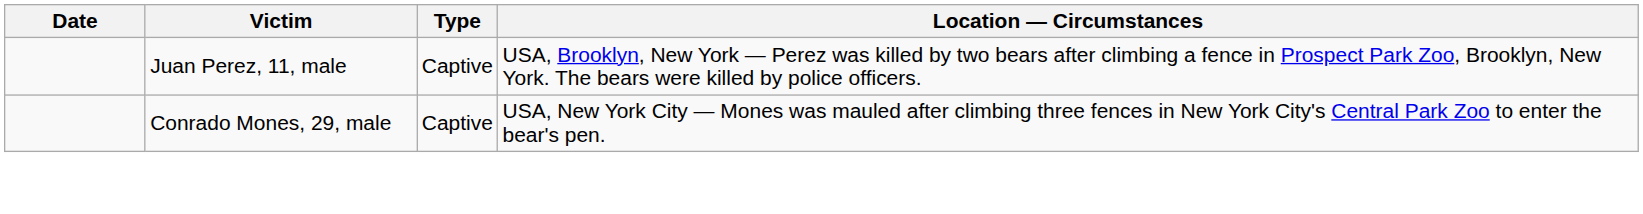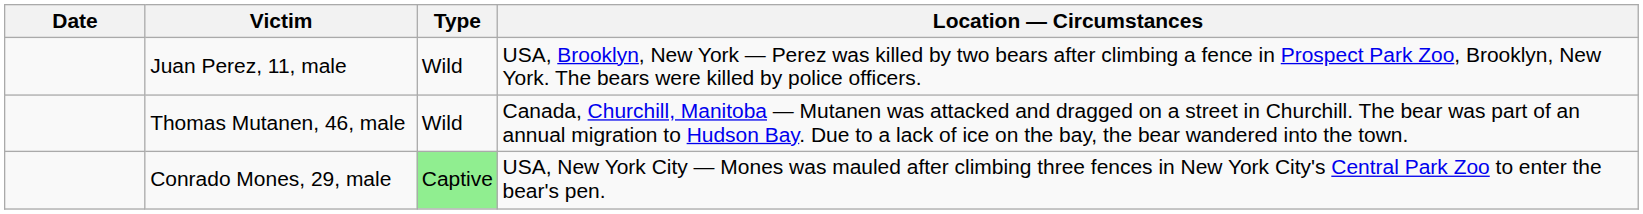(457, 66) Captive -> (442, 66) Wild
+ row: (278, 122)
(457, 122) no background -> (457, 179) lightgreen background
